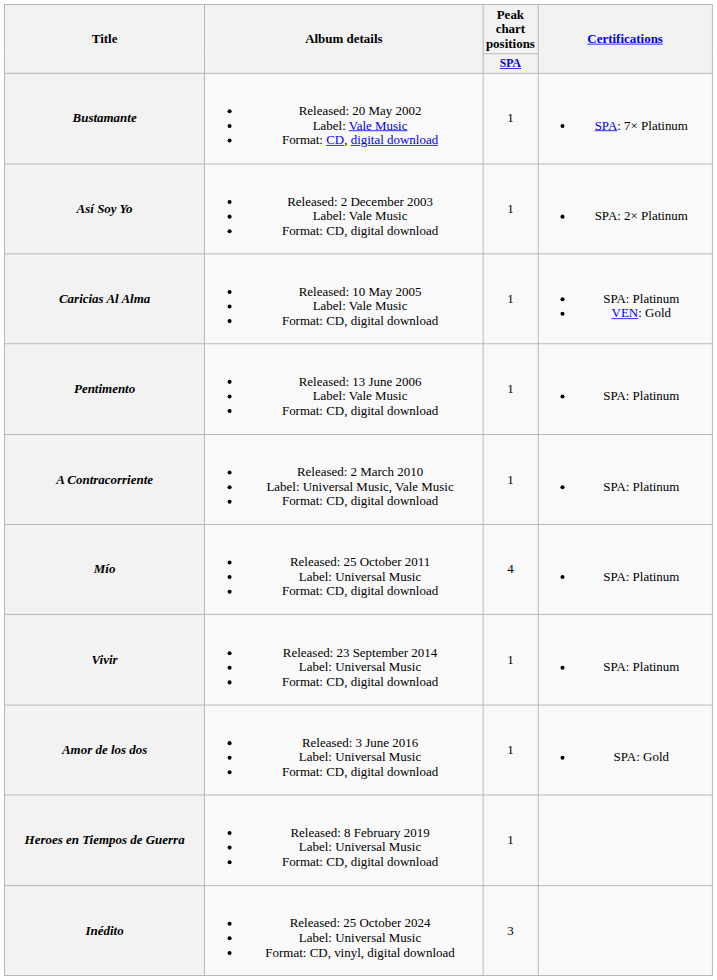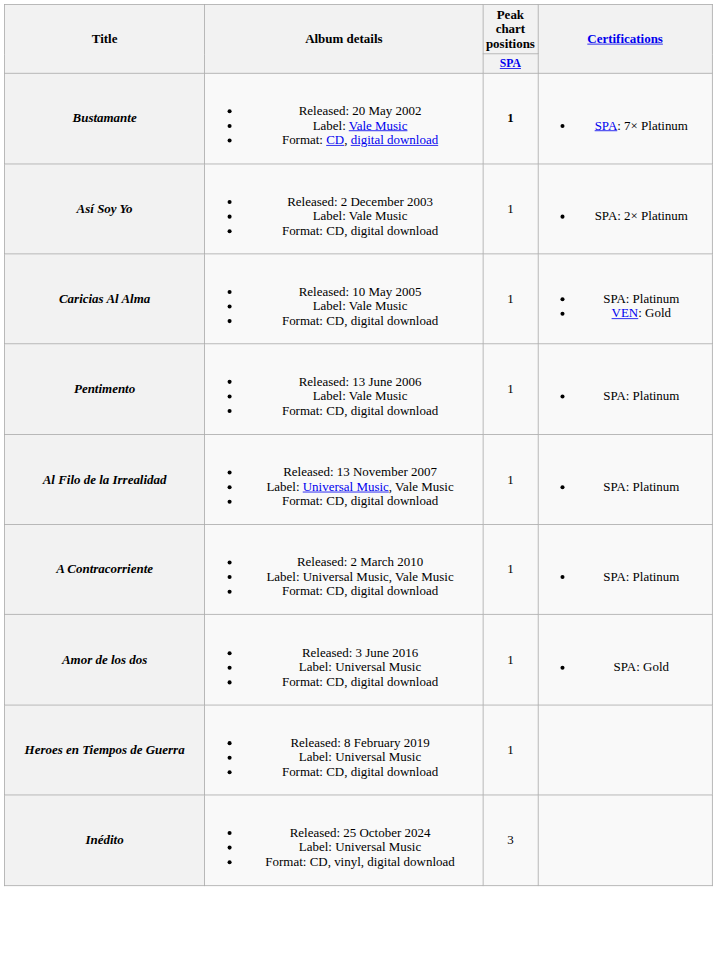(510, 118) normal -> (510, 118) bold
+ row: (105, 479)
- row: (105, 569)
- row: (105, 659)
